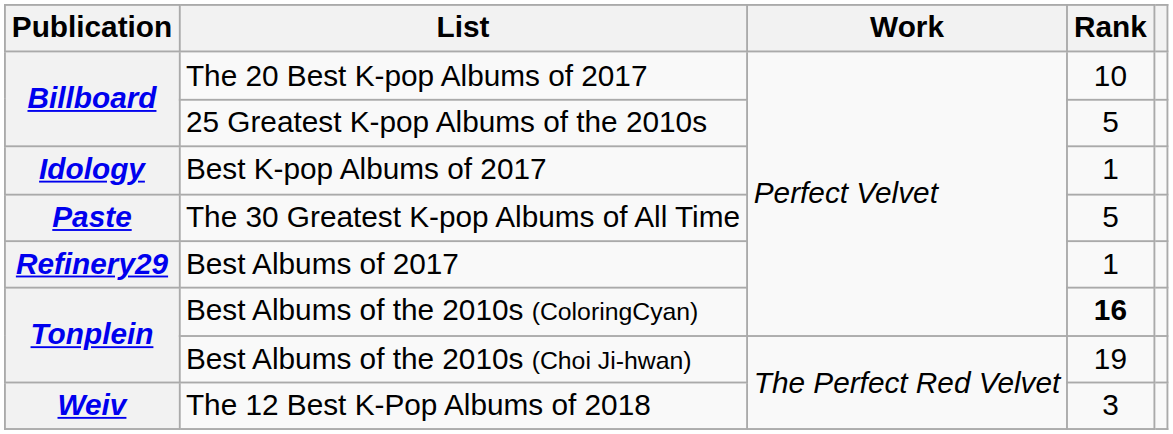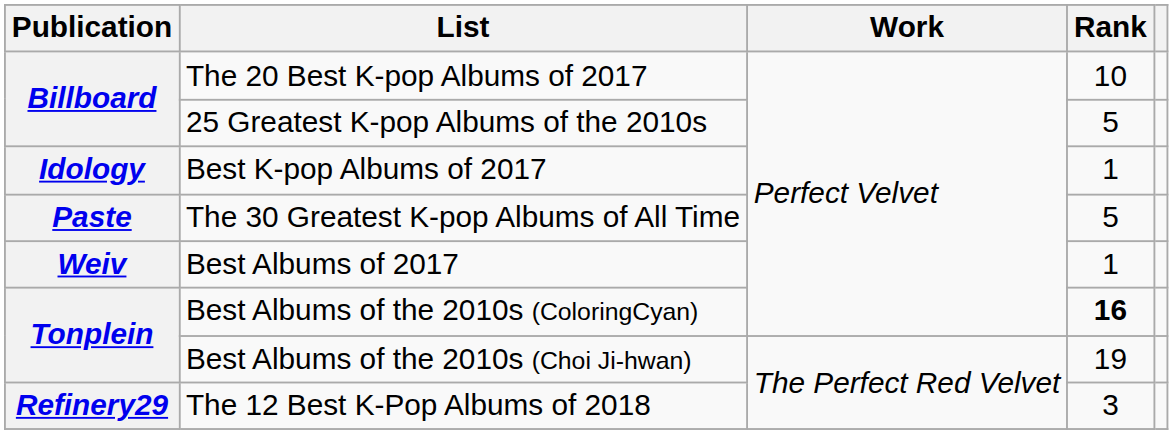(92, 264) Refinery29 -> (92, 264) Weiv
(92, 405) Weiv -> (92, 405) Refinery29
